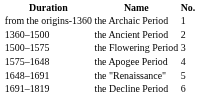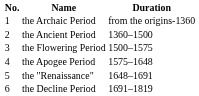columns swapped: (188, 7) <-> (48, 7)
